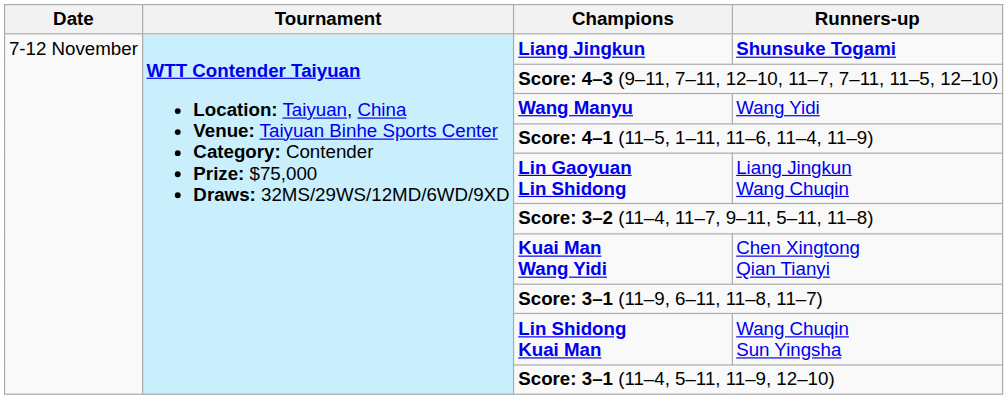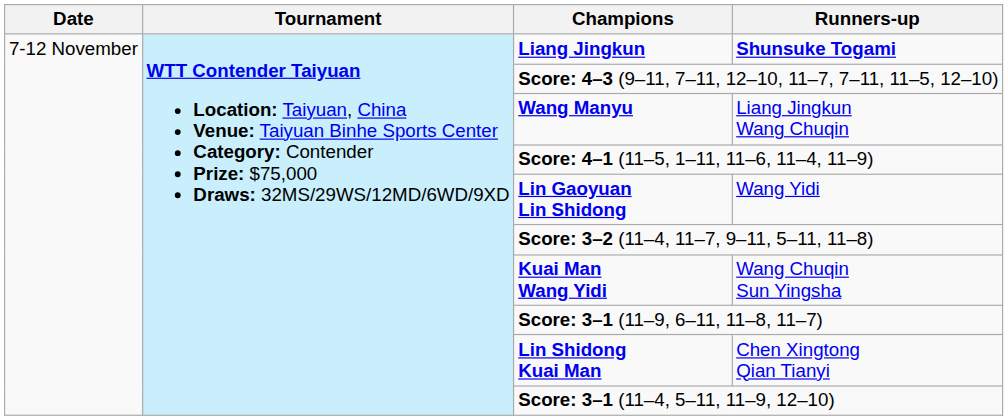(778, 108) Wang Yidi -> (794, 118) Liang Jingkun Wang Chuqin
(794, 178) Liang Jingkun Wang Chuqin -> (778, 188) Wang Yidi
(798, 258) Chen Xingtong Qian Tianyi -> (793, 279) Wang Chuqin Sun Yingsha
(793, 339) Wang Chuqin Sun Yingsha -> (798, 360) Chen Xingtong Qian Tianyi
